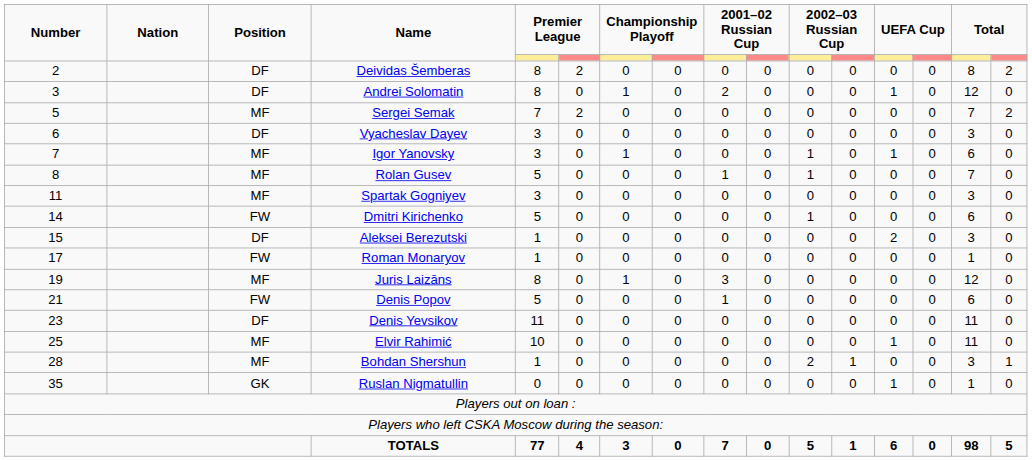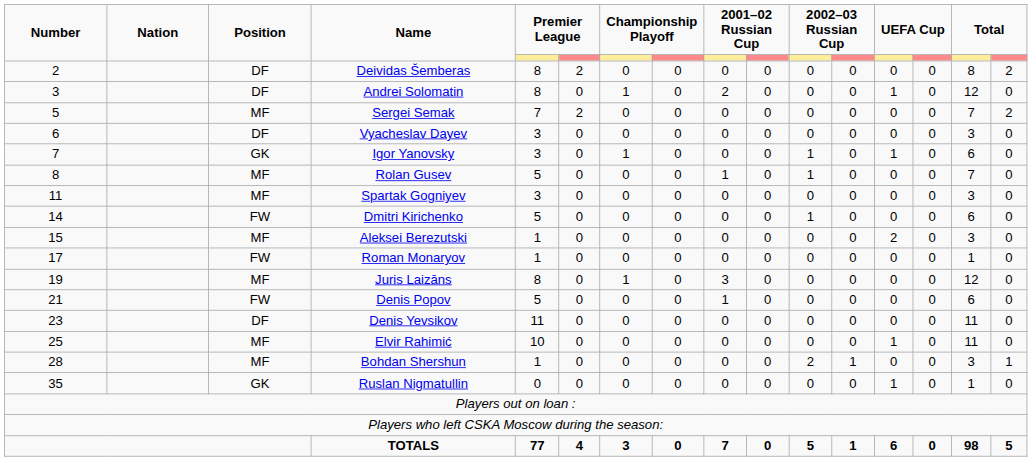(260, 154) MF -> (260, 154) GK
(260, 237) DF -> (260, 237) MF
